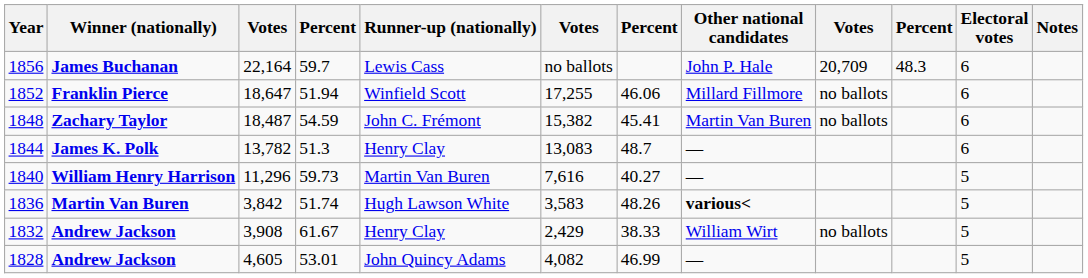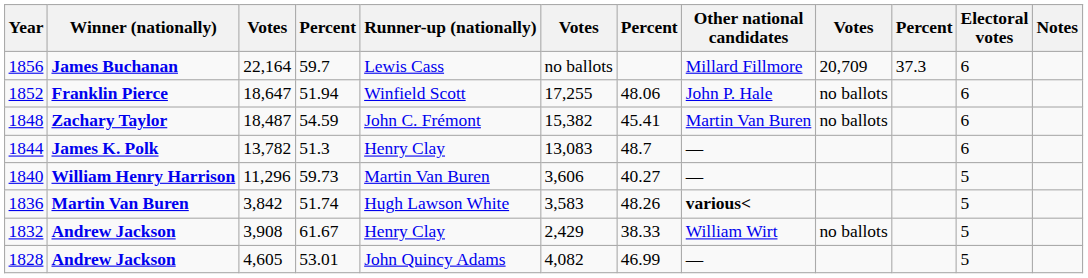(729, 65) John P. Hale -> (744, 65) Millard Fillmore
(911, 65) 48.3 -> (911, 65) 37.3
(640, 93) 46.06 -> (640, 93) 48.06
(744, 93) Millard Fillmore -> (729, 93) John P. Hale
(564, 176) 7,616 -> (564, 176) 3,606
